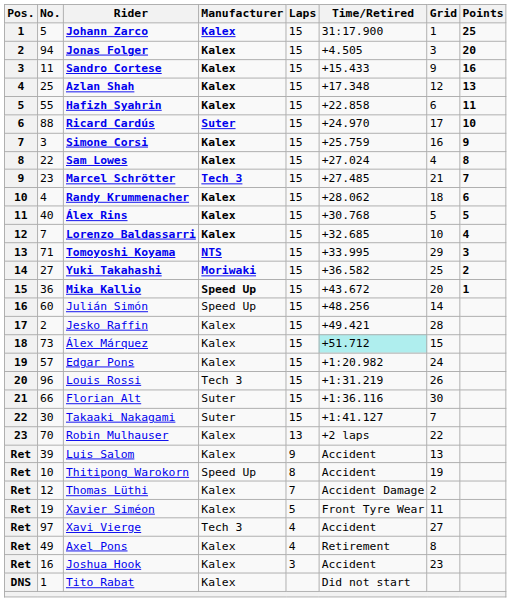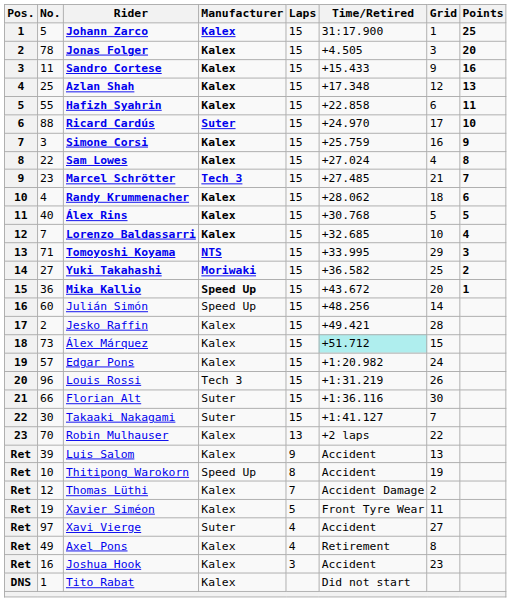(47, 51) 94 -> (47, 51) 78
(222, 528) Tech 3 -> (218, 528) Suter
